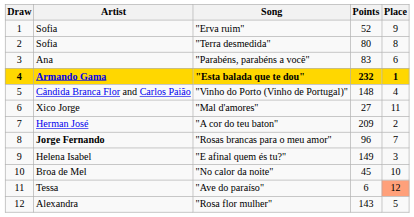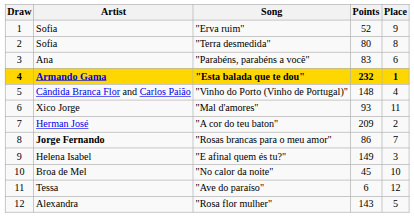(366, 108) 27 -> (366, 108) 93
(366, 140) 96 -> (366, 140) 86
(396, 188) lightsalmon background -> (396, 188) no background
